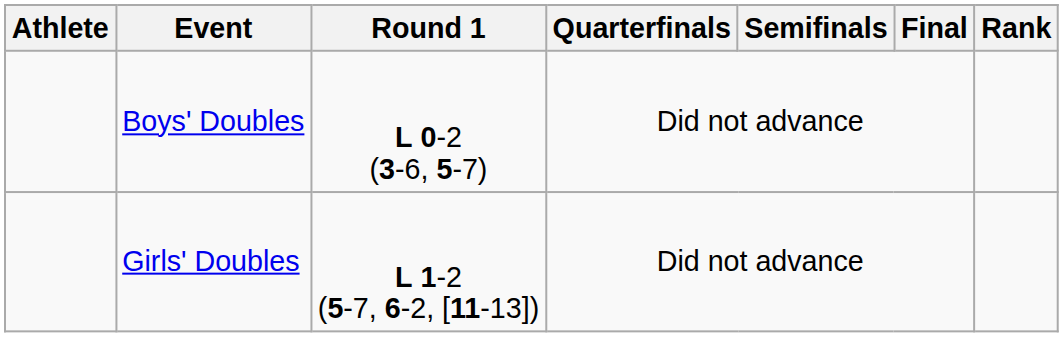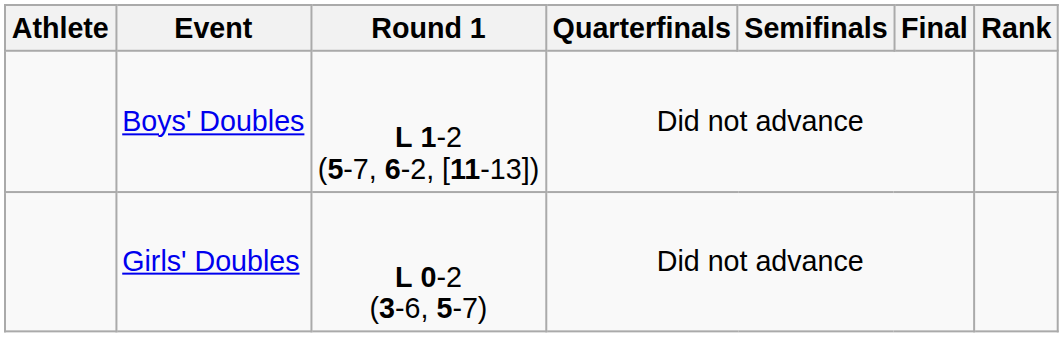(428, 153) L 0-2 (3-6, 5-7) -> (429, 153) L 1-2 (5-7, 6-2, [11-13])
(429, 294) L 1-2 (5-7, 6-2, [11-13]) -> (428, 294) L 0-2 (3-6, 5-7)
